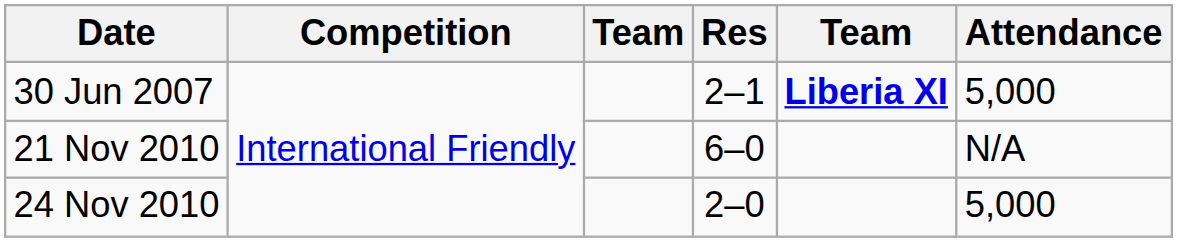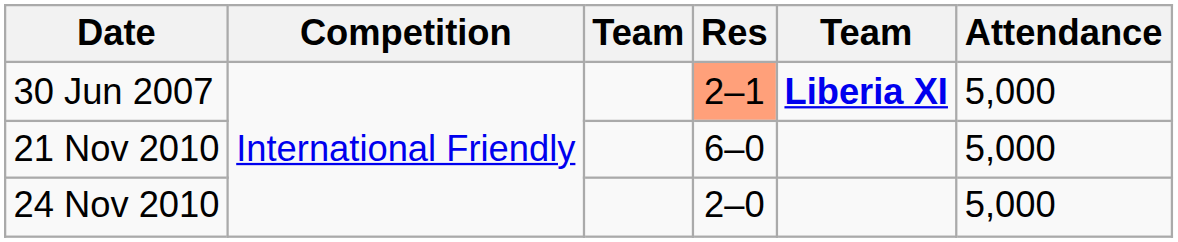(734, 90) no background -> (734, 90) lightsalmon background
(995, 148) N/A -> (1010, 148) 5,000
